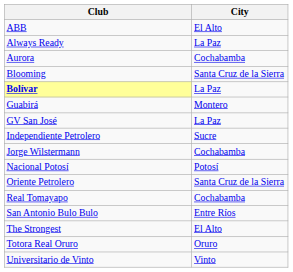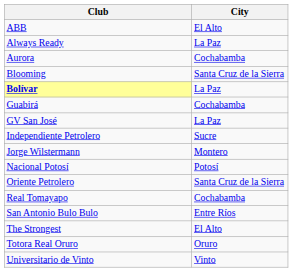(211, 105) Montero -> (220, 105) Cochabamba
(220, 151) Cochabamba -> (211, 151) Montero
